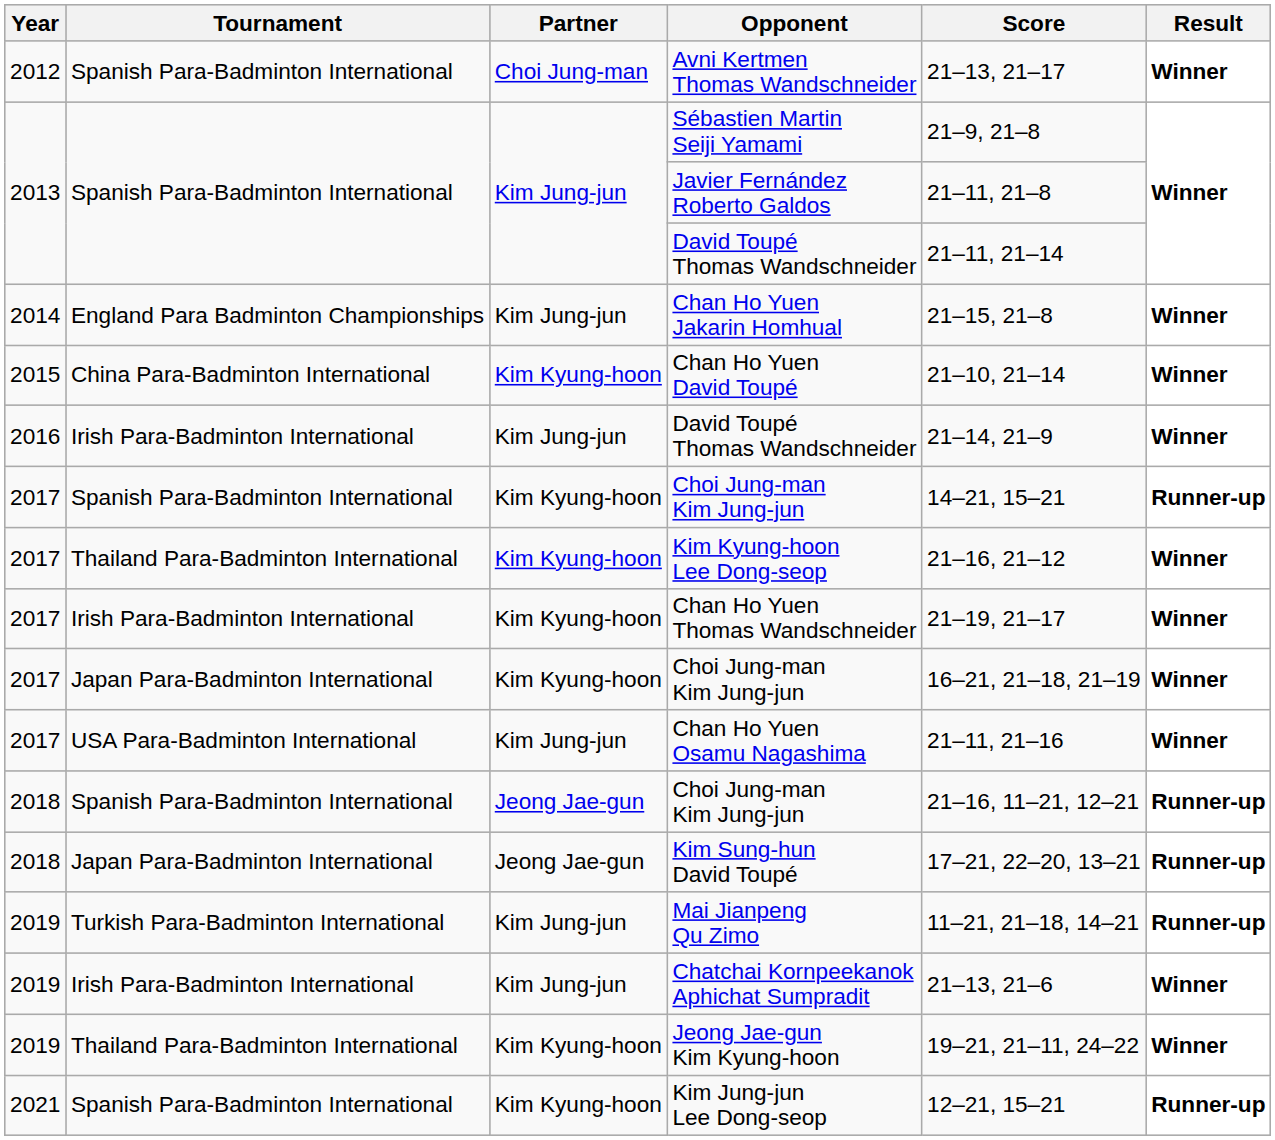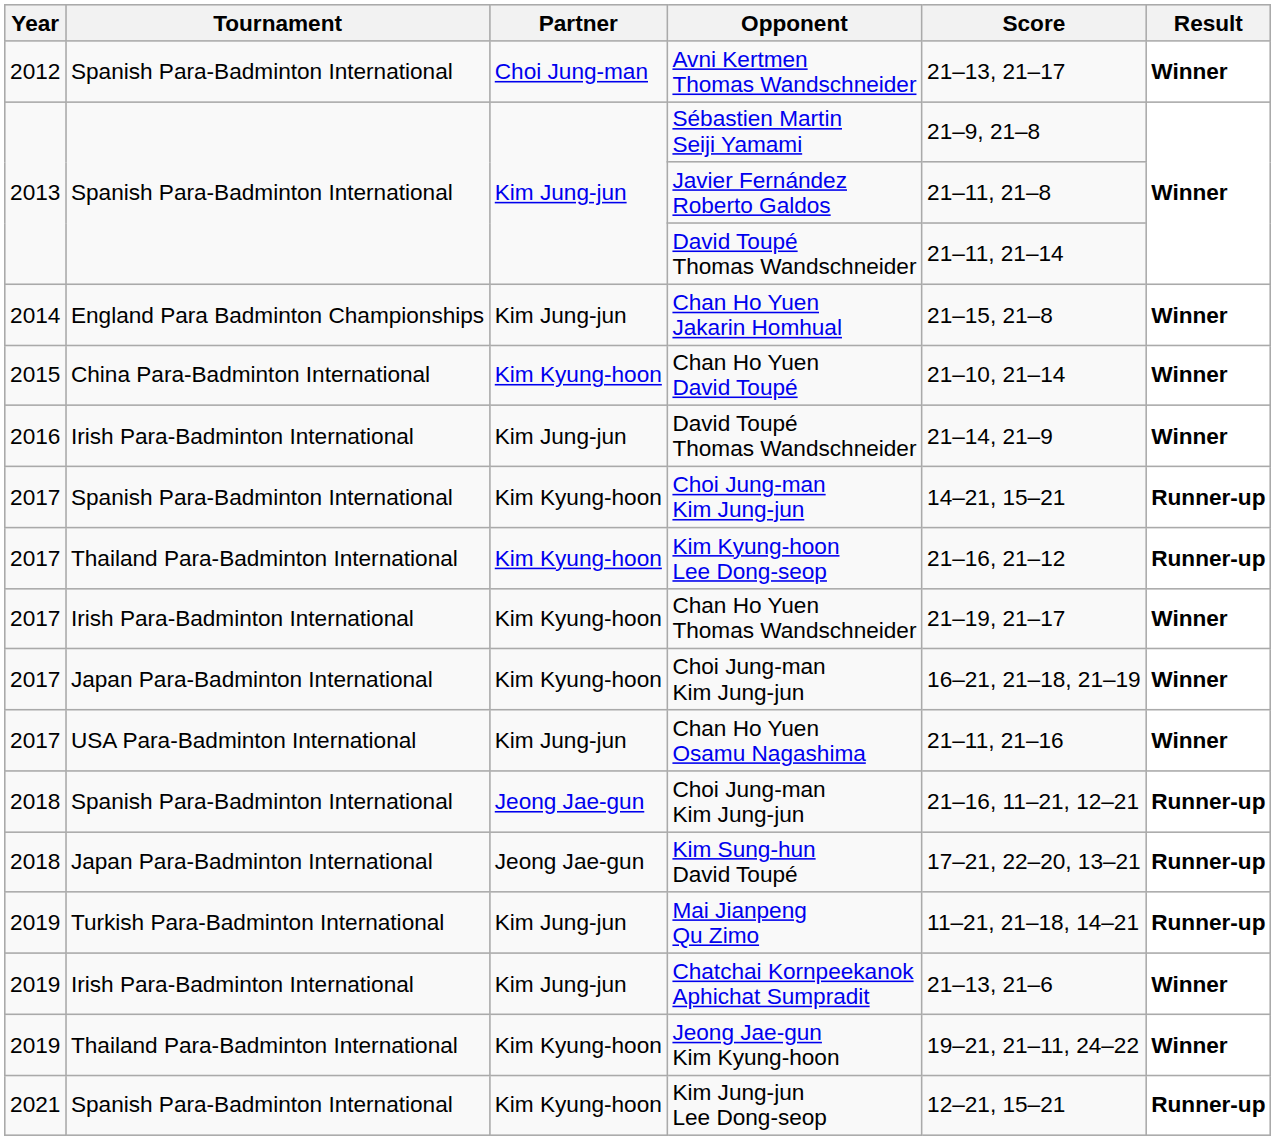(1189, 558) Winner -> (1208, 558) Runner-up
